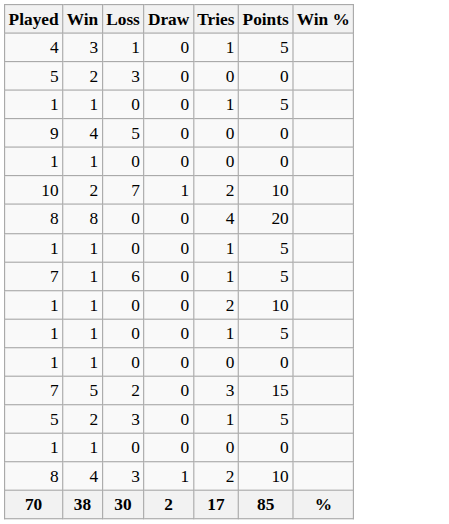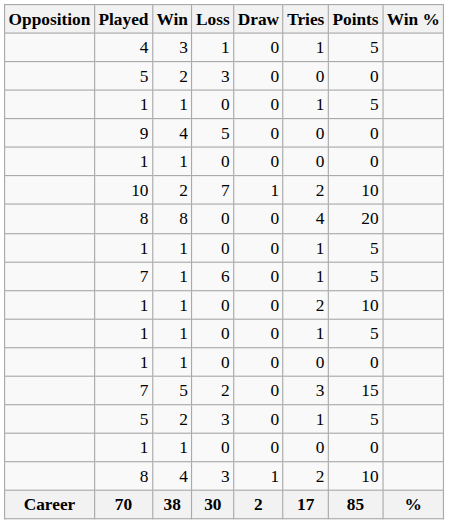+ column: (49, 18)
